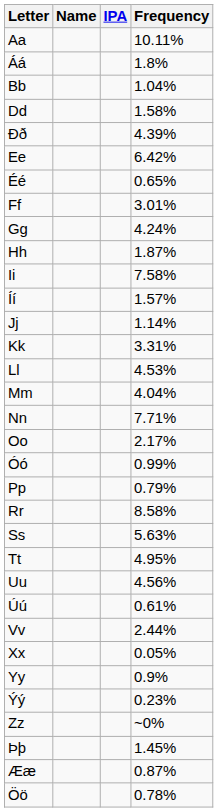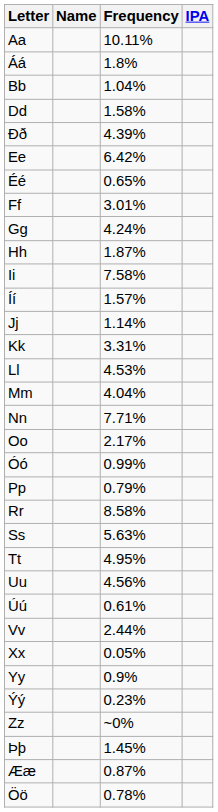columns swapped: (115, 16) <-> (172, 16)
